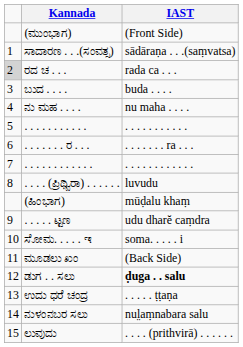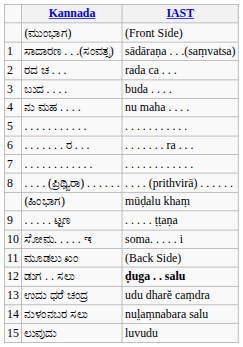(10, 70) lightgrey background -> (10, 70) no background
(142, 182) luvudu -> (179, 182) . . . . (prithvirā) . . . . . .
(167, 220) udu dharĕ caṃdra -> (151, 220) . . . . . ṭṭaṇa
(151, 295) . . . . . ṭṭaṇa -> (167, 295) udu dharĕ caṃdra
(179, 333) . . . . (prithvirā) . . . . . . -> (142, 333) luvudu
